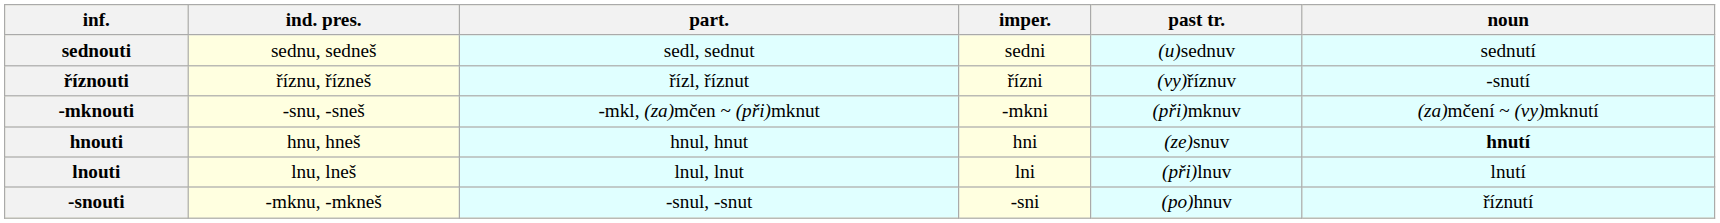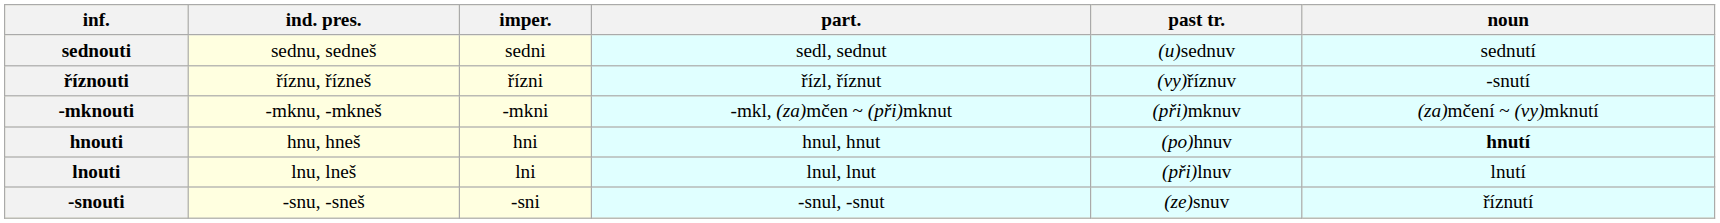columns swapped: (1025, 19) <-> (709, 19)
(324, 111) -snu, -sneš -> (324, 111) -mknu, -mkneš
(1197, 141) (ze)snuv -> (1197, 141) (po)hnuv
(324, 202) -mknu, -mkneš -> (324, 202) -snu, -sneš
(1197, 202) (po)hnuv -> (1197, 202) (ze)snuv
